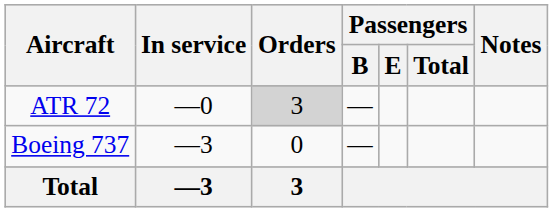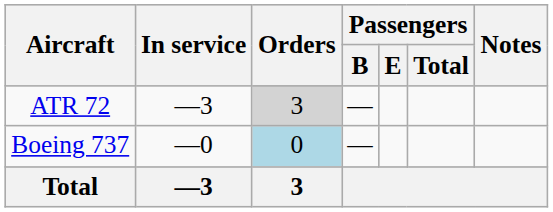(194, 105) —0 -> (194, 105) —3
(194, 145) —3 -> (194, 145) —0
(297, 145) no background -> (297, 145) lightblue background
